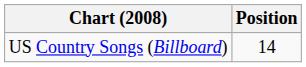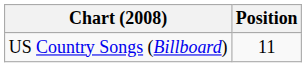(267, 47) 14 -> (267, 47) 11
